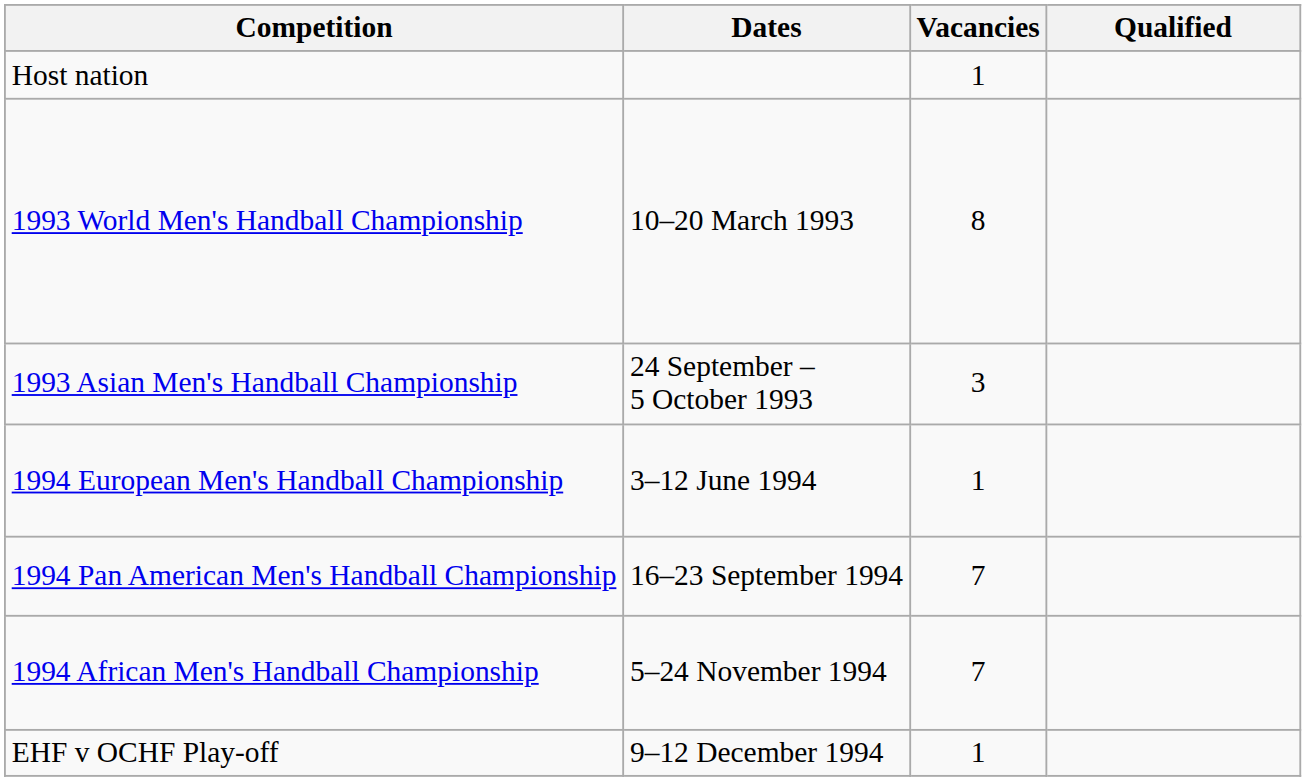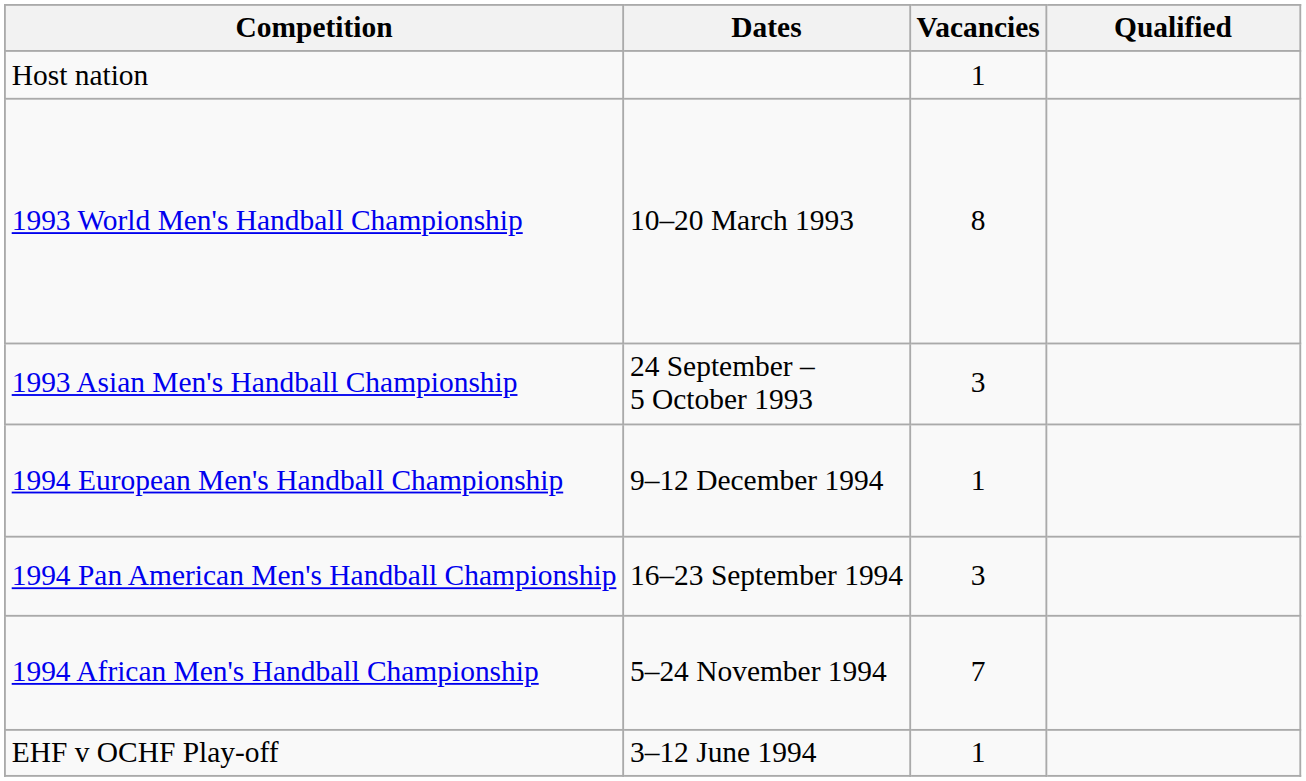(723, 479) 3–12 June 1994 -> (757, 479) 9–12 December 1994
(978, 575) 7 -> (978, 575) 3
(757, 752) 9–12 December 1994 -> (723, 752) 3–12 June 1994
